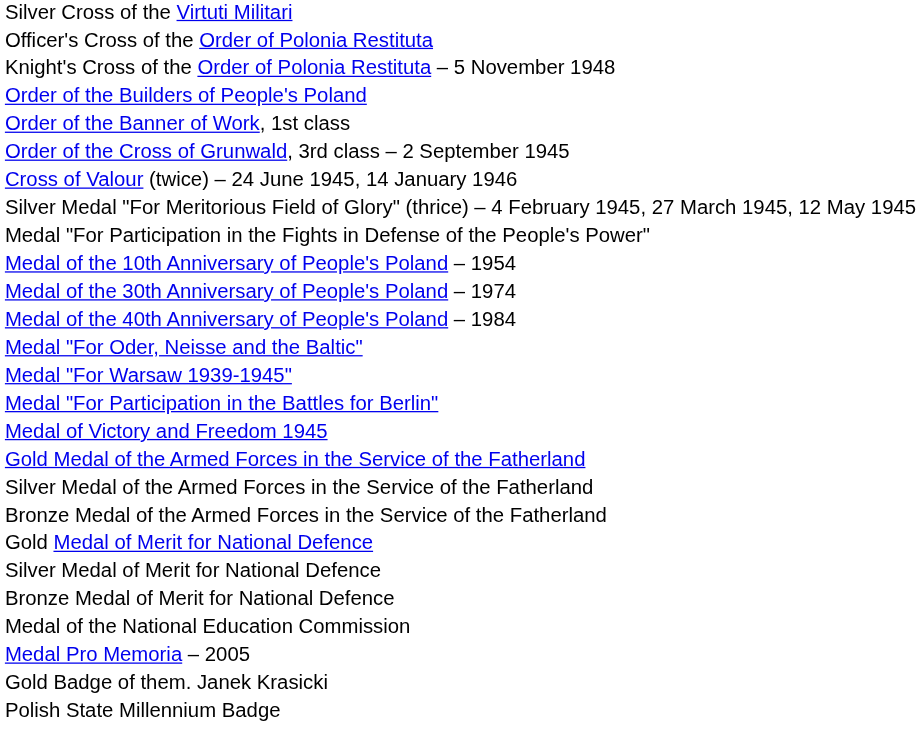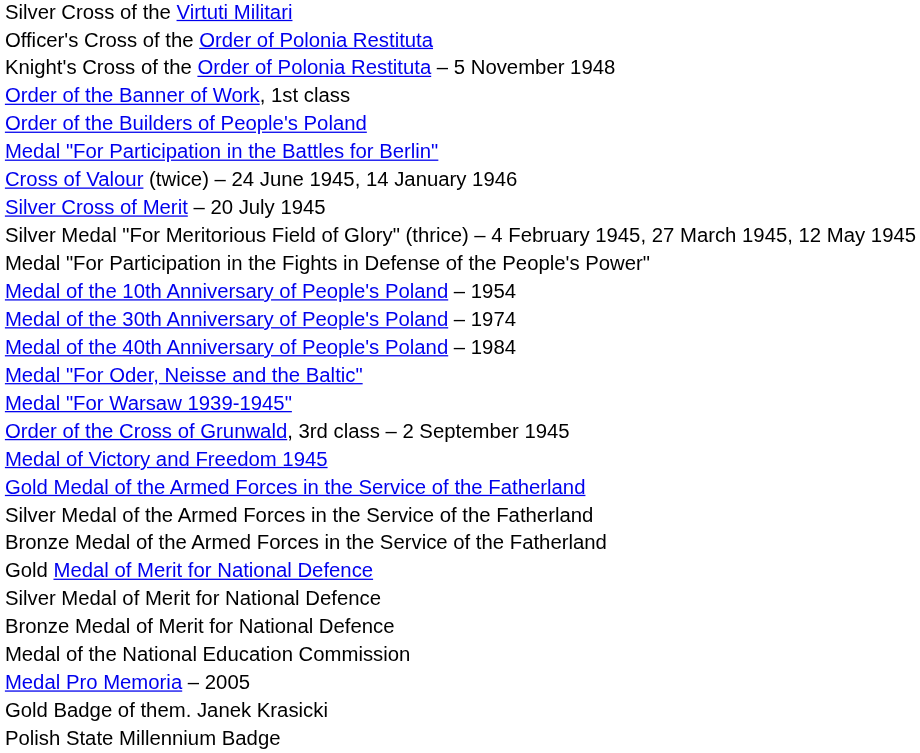rows swapped: (186, 95) <-> (178, 123)
rows swapped: (287, 151) <-> (222, 403)
+ row: (165, 207)
